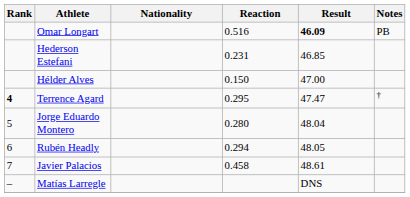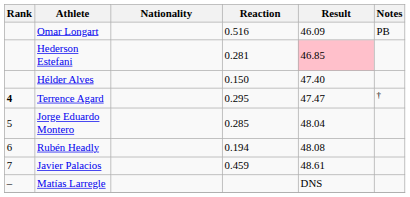(313, 31) bold -> (313, 31) normal
(237, 55) 0.231 -> (237, 55) 0.281
(313, 55) no background -> (313, 55) pink background
(313, 79) 47.00 -> (313, 79) 47.40
(237, 123) 0.280 -> (237, 123) 0.285
(237, 148) 0.294 -> (237, 148) 0.194
(313, 148) 48.05 -> (313, 148) 48.08
(237, 165) 0.458 -> (237, 165) 0.459
